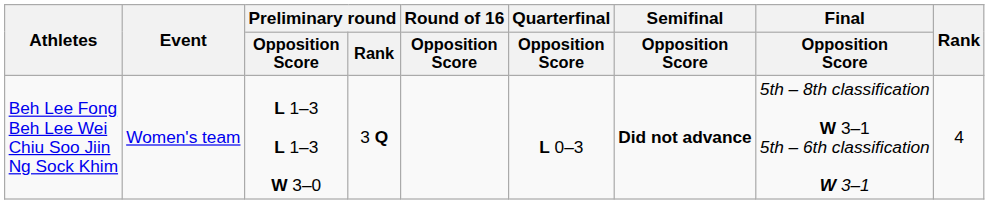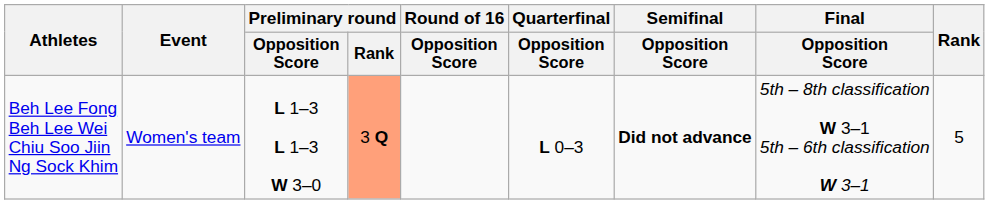(374, 138) no background -> (374, 138) lightsalmon background
(959, 138) 4 -> (959, 138) 5
